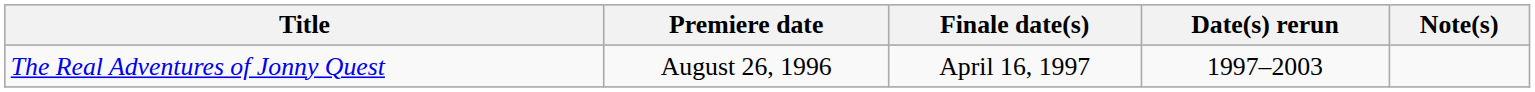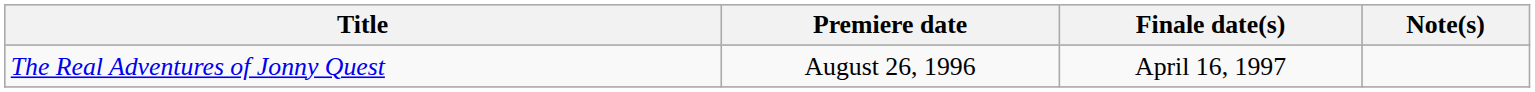- column: (1265, 24)
